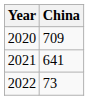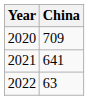(50, 83) 73 -> (50, 83) 63
